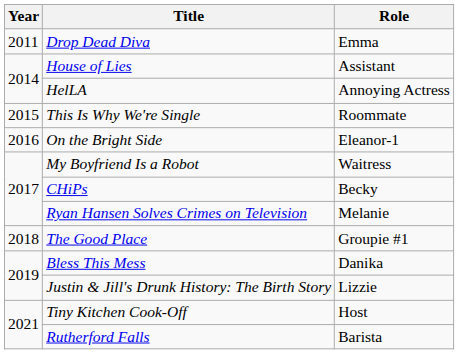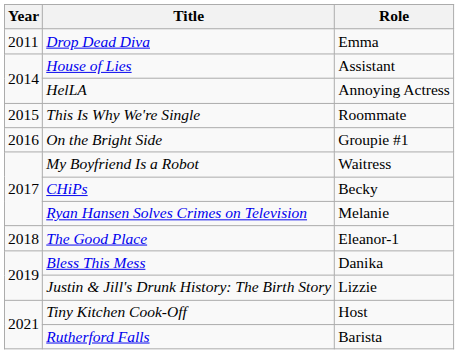(369, 139) Eleanor-1 -> (373, 139) Groupie #1
(373, 238) Groupie #1 -> (369, 238) Eleanor-1
